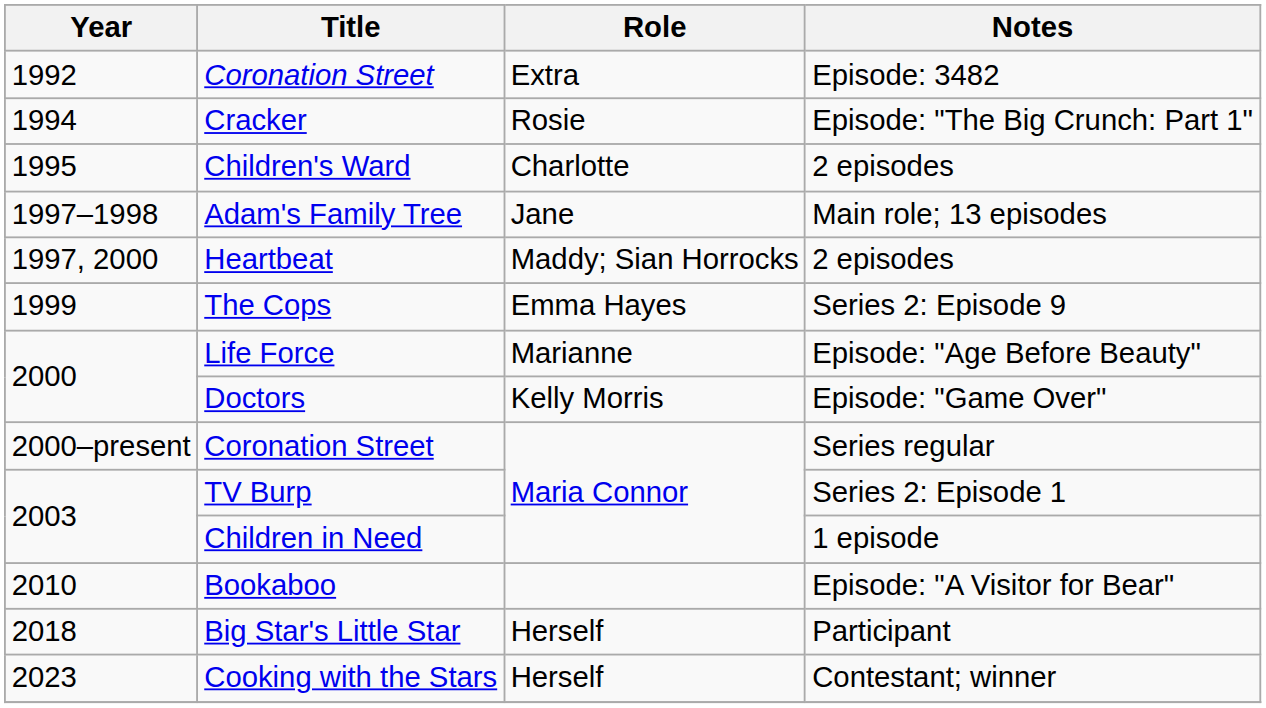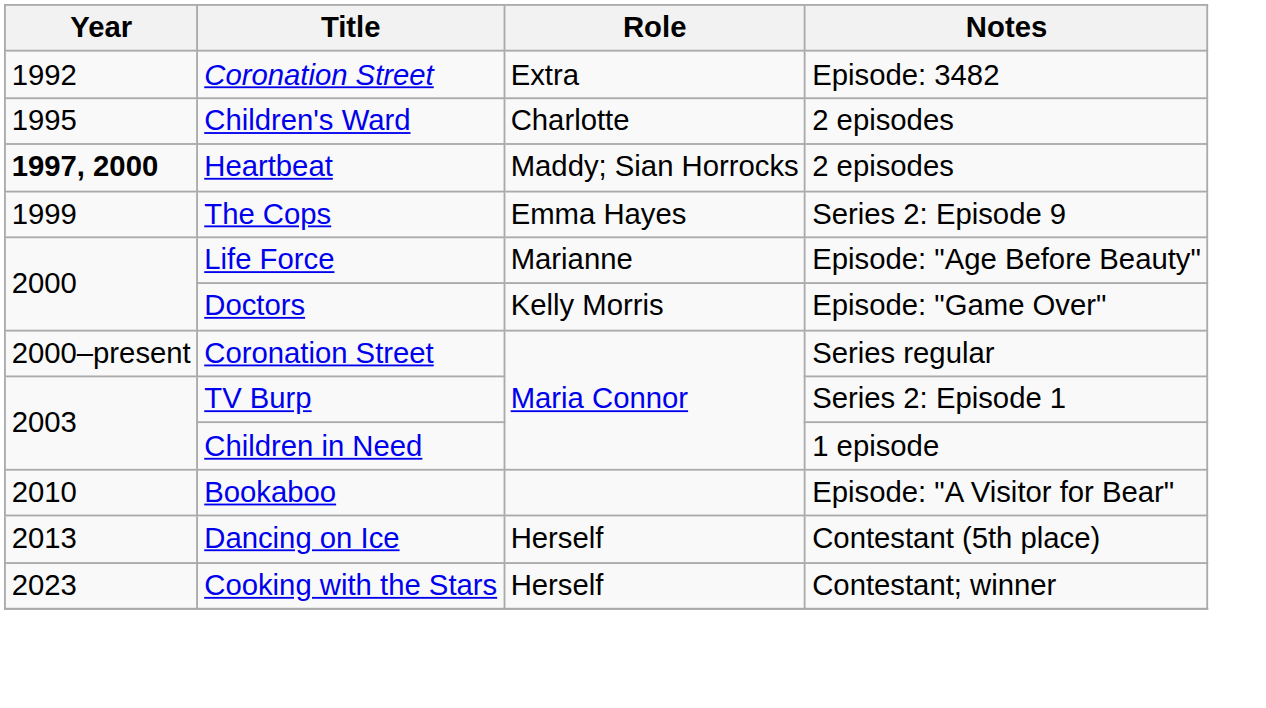- row: (255, 120)
- row: (333, 213)
(85, 259) normal -> (85, 167) bold
+ row: (302, 538)
- row: (332, 631)
